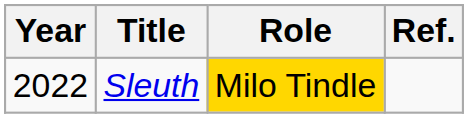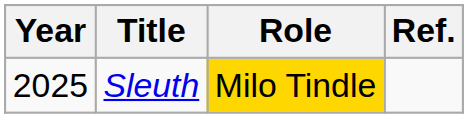(50, 84) 2022 -> (50, 84) 2025
